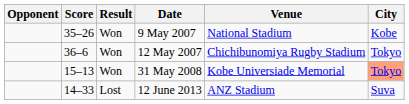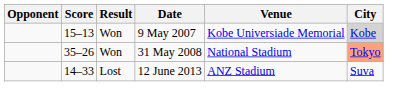(79, 33) 35–26 -> (79, 33) 15–13
(249, 33) National Stadium -> (276, 33) Kobe Universiade Memorial
(384, 33) no background -> (363, 33) lightgrey background
- row: (170, 52)
(79, 71) 15–13 -> (79, 52) 35–26
(276, 71) Kobe Universiade Memorial -> (249, 52) National Stadium
